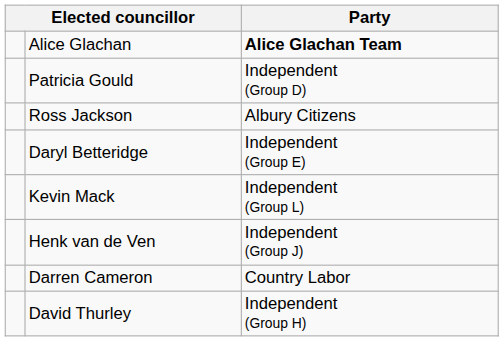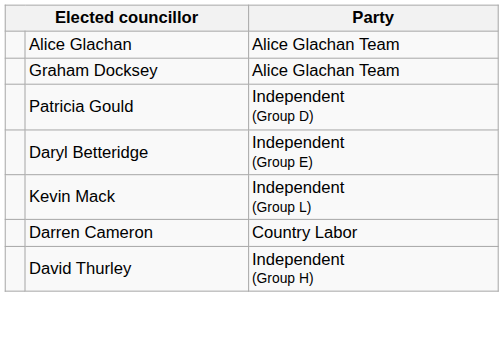(323, 44) bold -> (326, 44) normal
+ row: (93, 71)
- row: (80, 116)
- row: (92, 242)
